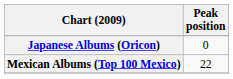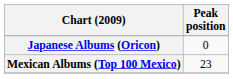(206, 63) 22 -> (206, 63) 23
